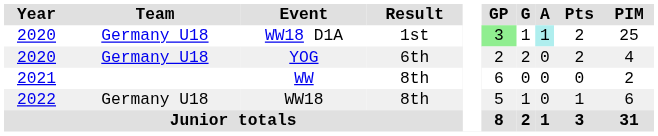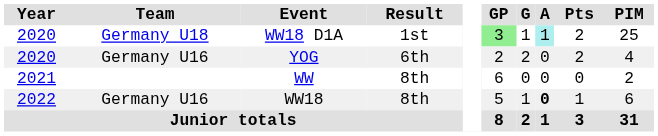(155, 57) Germany U18 -> (155, 57) Germany U16
(155, 100) Germany U18 -> (155, 100) Germany U16
(545, 100) normal -> (545, 100) bold
